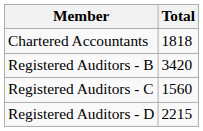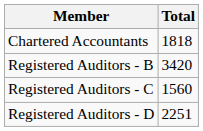(177, 114) 2215 -> (177, 114) 2251
